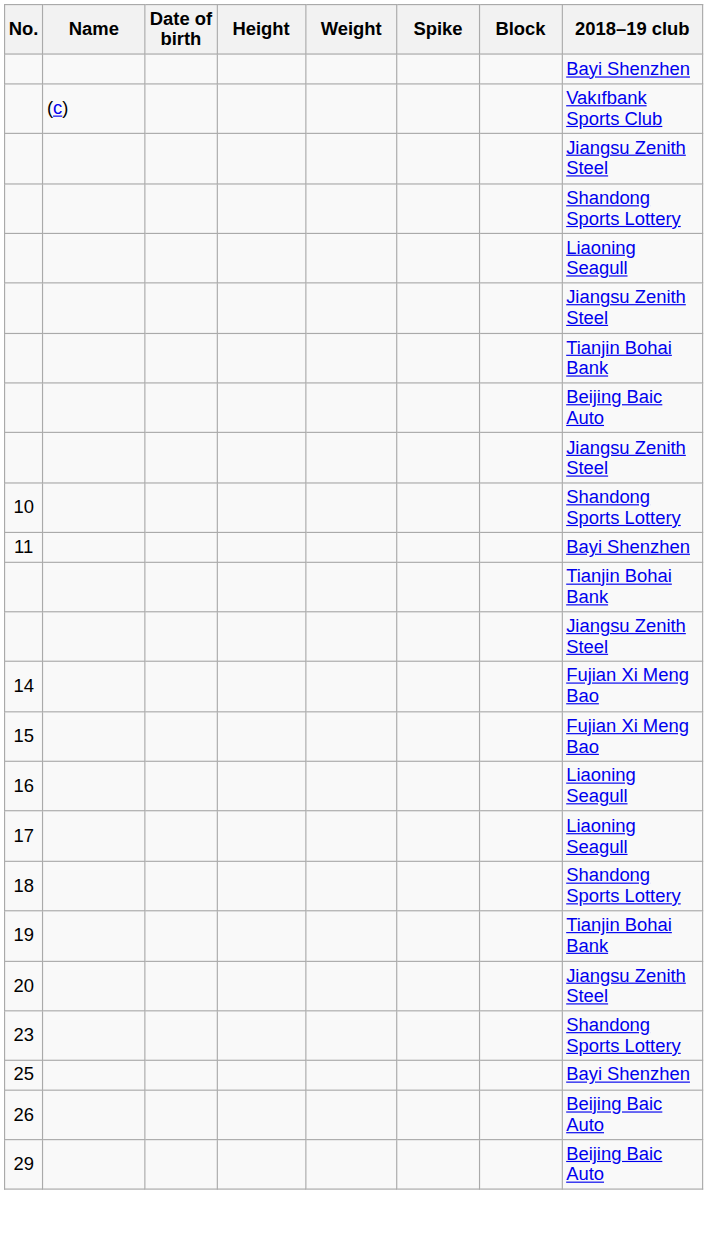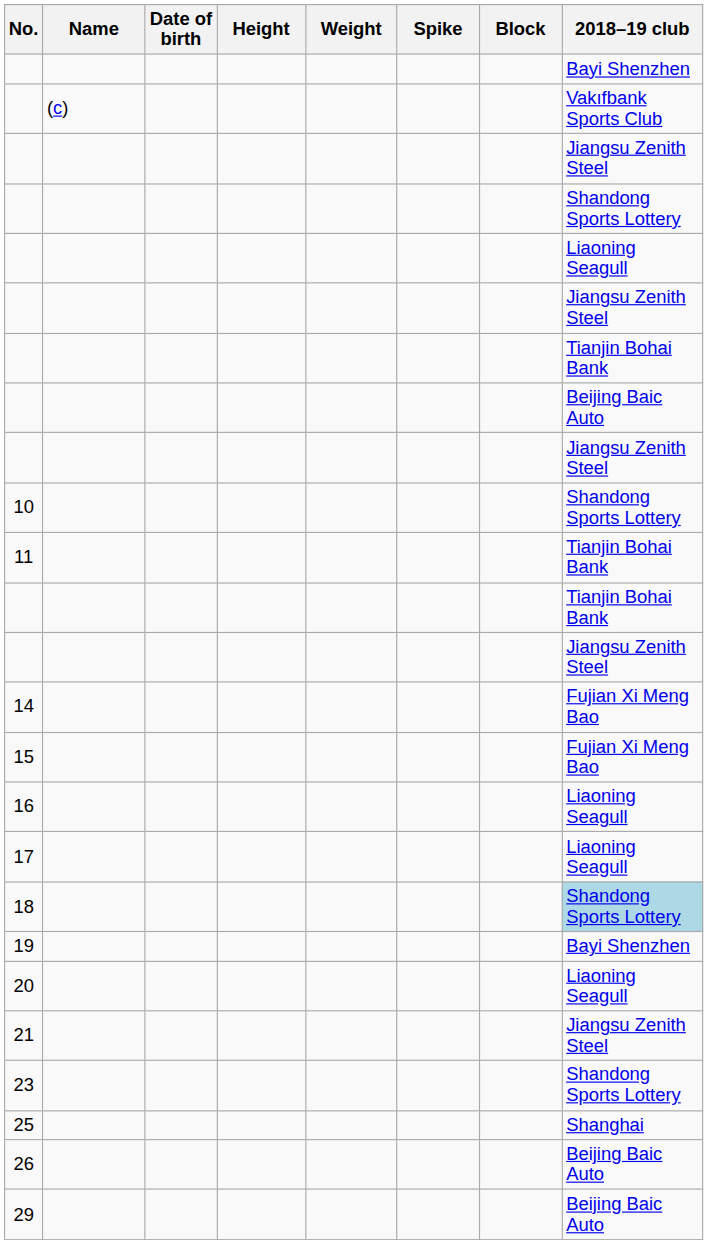(628, 547) Bayi Shenzhen -> (619, 557) Tianjin Bohai Bank
(623, 885) no background -> (623, 906) lightblue background
(619, 935) Tianjin Bohai Bank -> (628, 946) Bayi Shenzhen
(626, 985) Jiangsu Zenith Steel -> (601, 985) Liaoning Seagull
+ row: (24, 1035)
(628, 1075) Bayi Shenzhen -> (605, 1124) Shanghai
